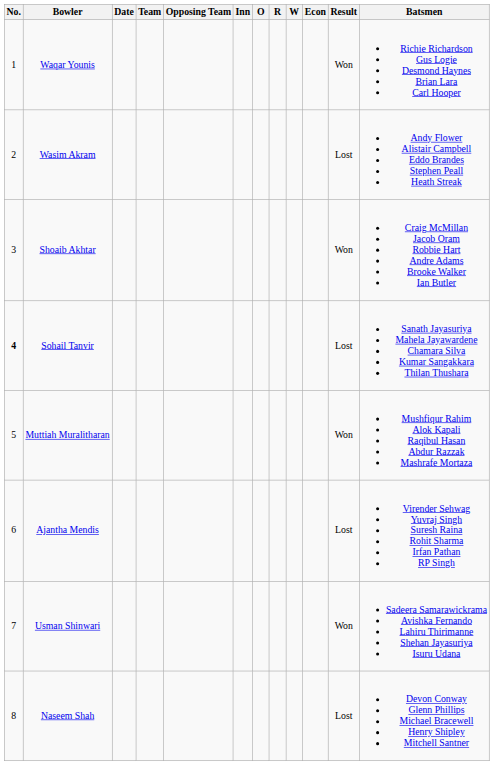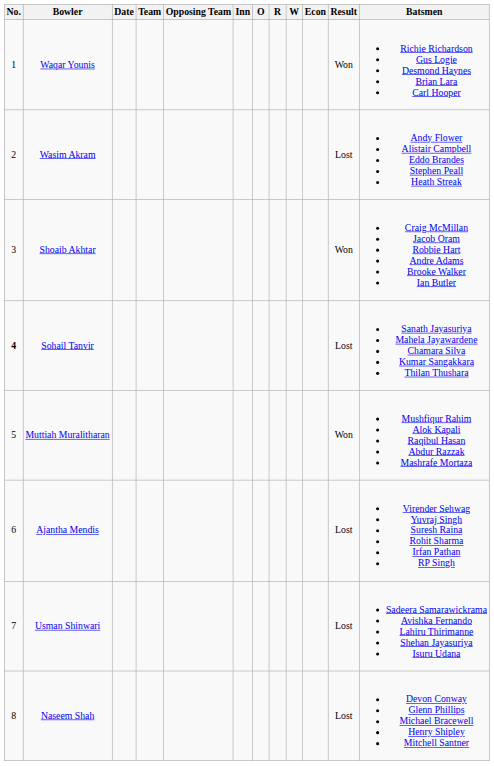(344, 626) Won -> (344, 626) Lost
